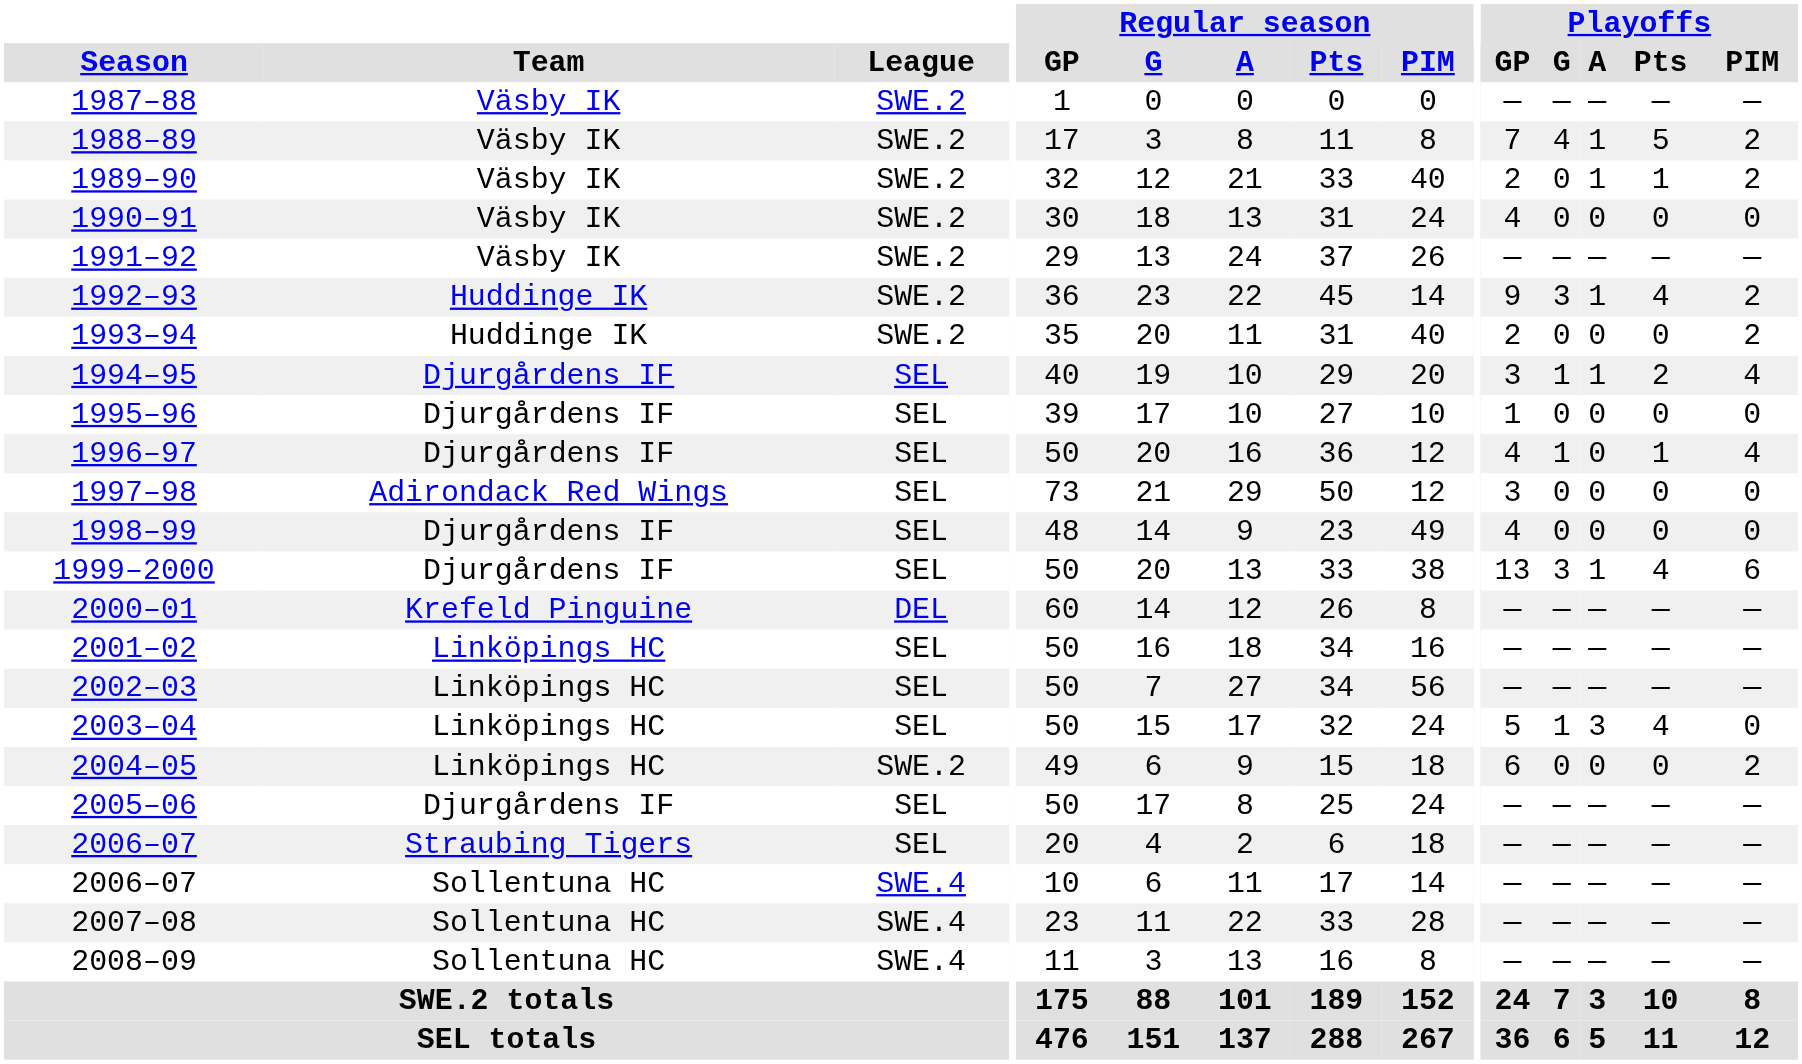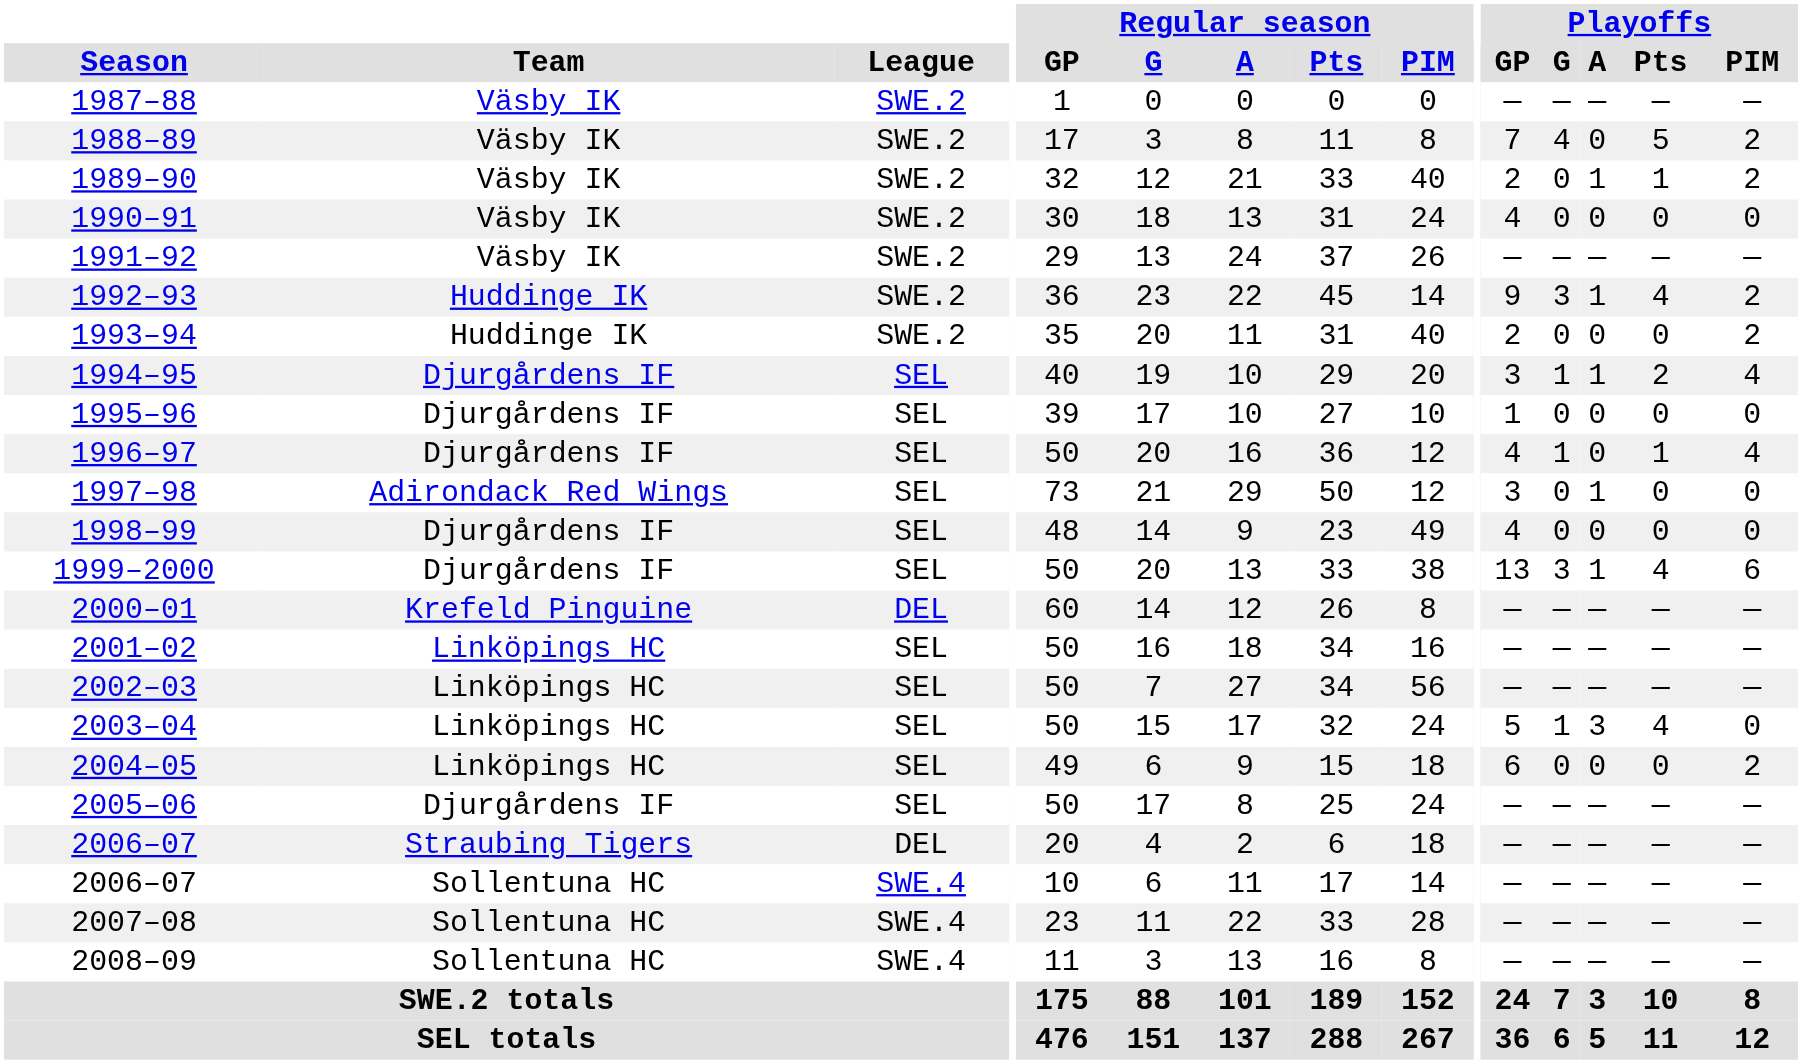(1597, 141) 1 -> (1597, 141) 0
(1597, 493) 0 -> (1597, 493) 1
(921, 766) SWE.2 -> (921, 766) SEL
(921, 845) SEL -> (921, 845) DEL
